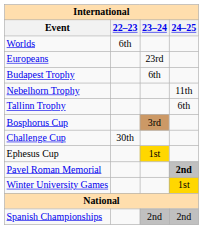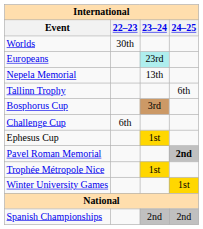(125, 43) 6th -> (125, 43) 30th
(154, 59) no background -> (154, 59) paleturquoise background
- row: (41, 75)
- row: (43, 91)
+ row: (41, 75)
(125, 138) 30th -> (125, 122) 6th
+ row: (55, 169)
